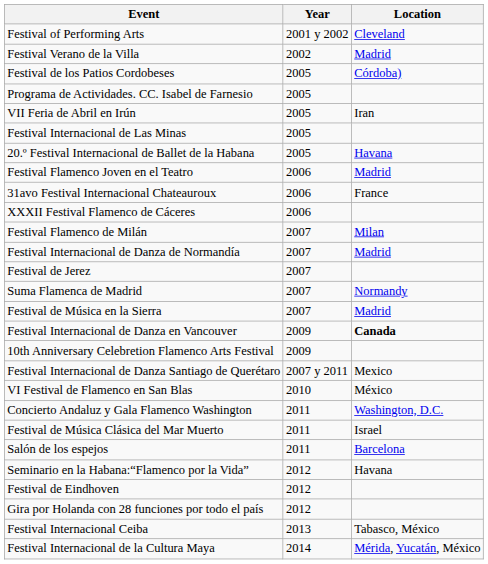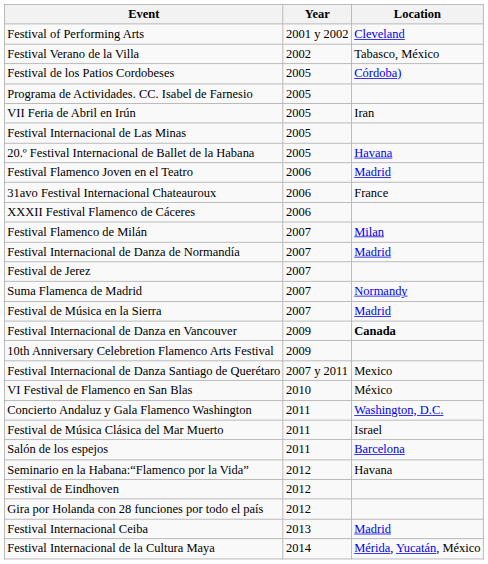(373, 53) Madrid -> (397, 53) Tabasco, México
(397, 529) Tabasco, México -> (373, 529) Madrid
